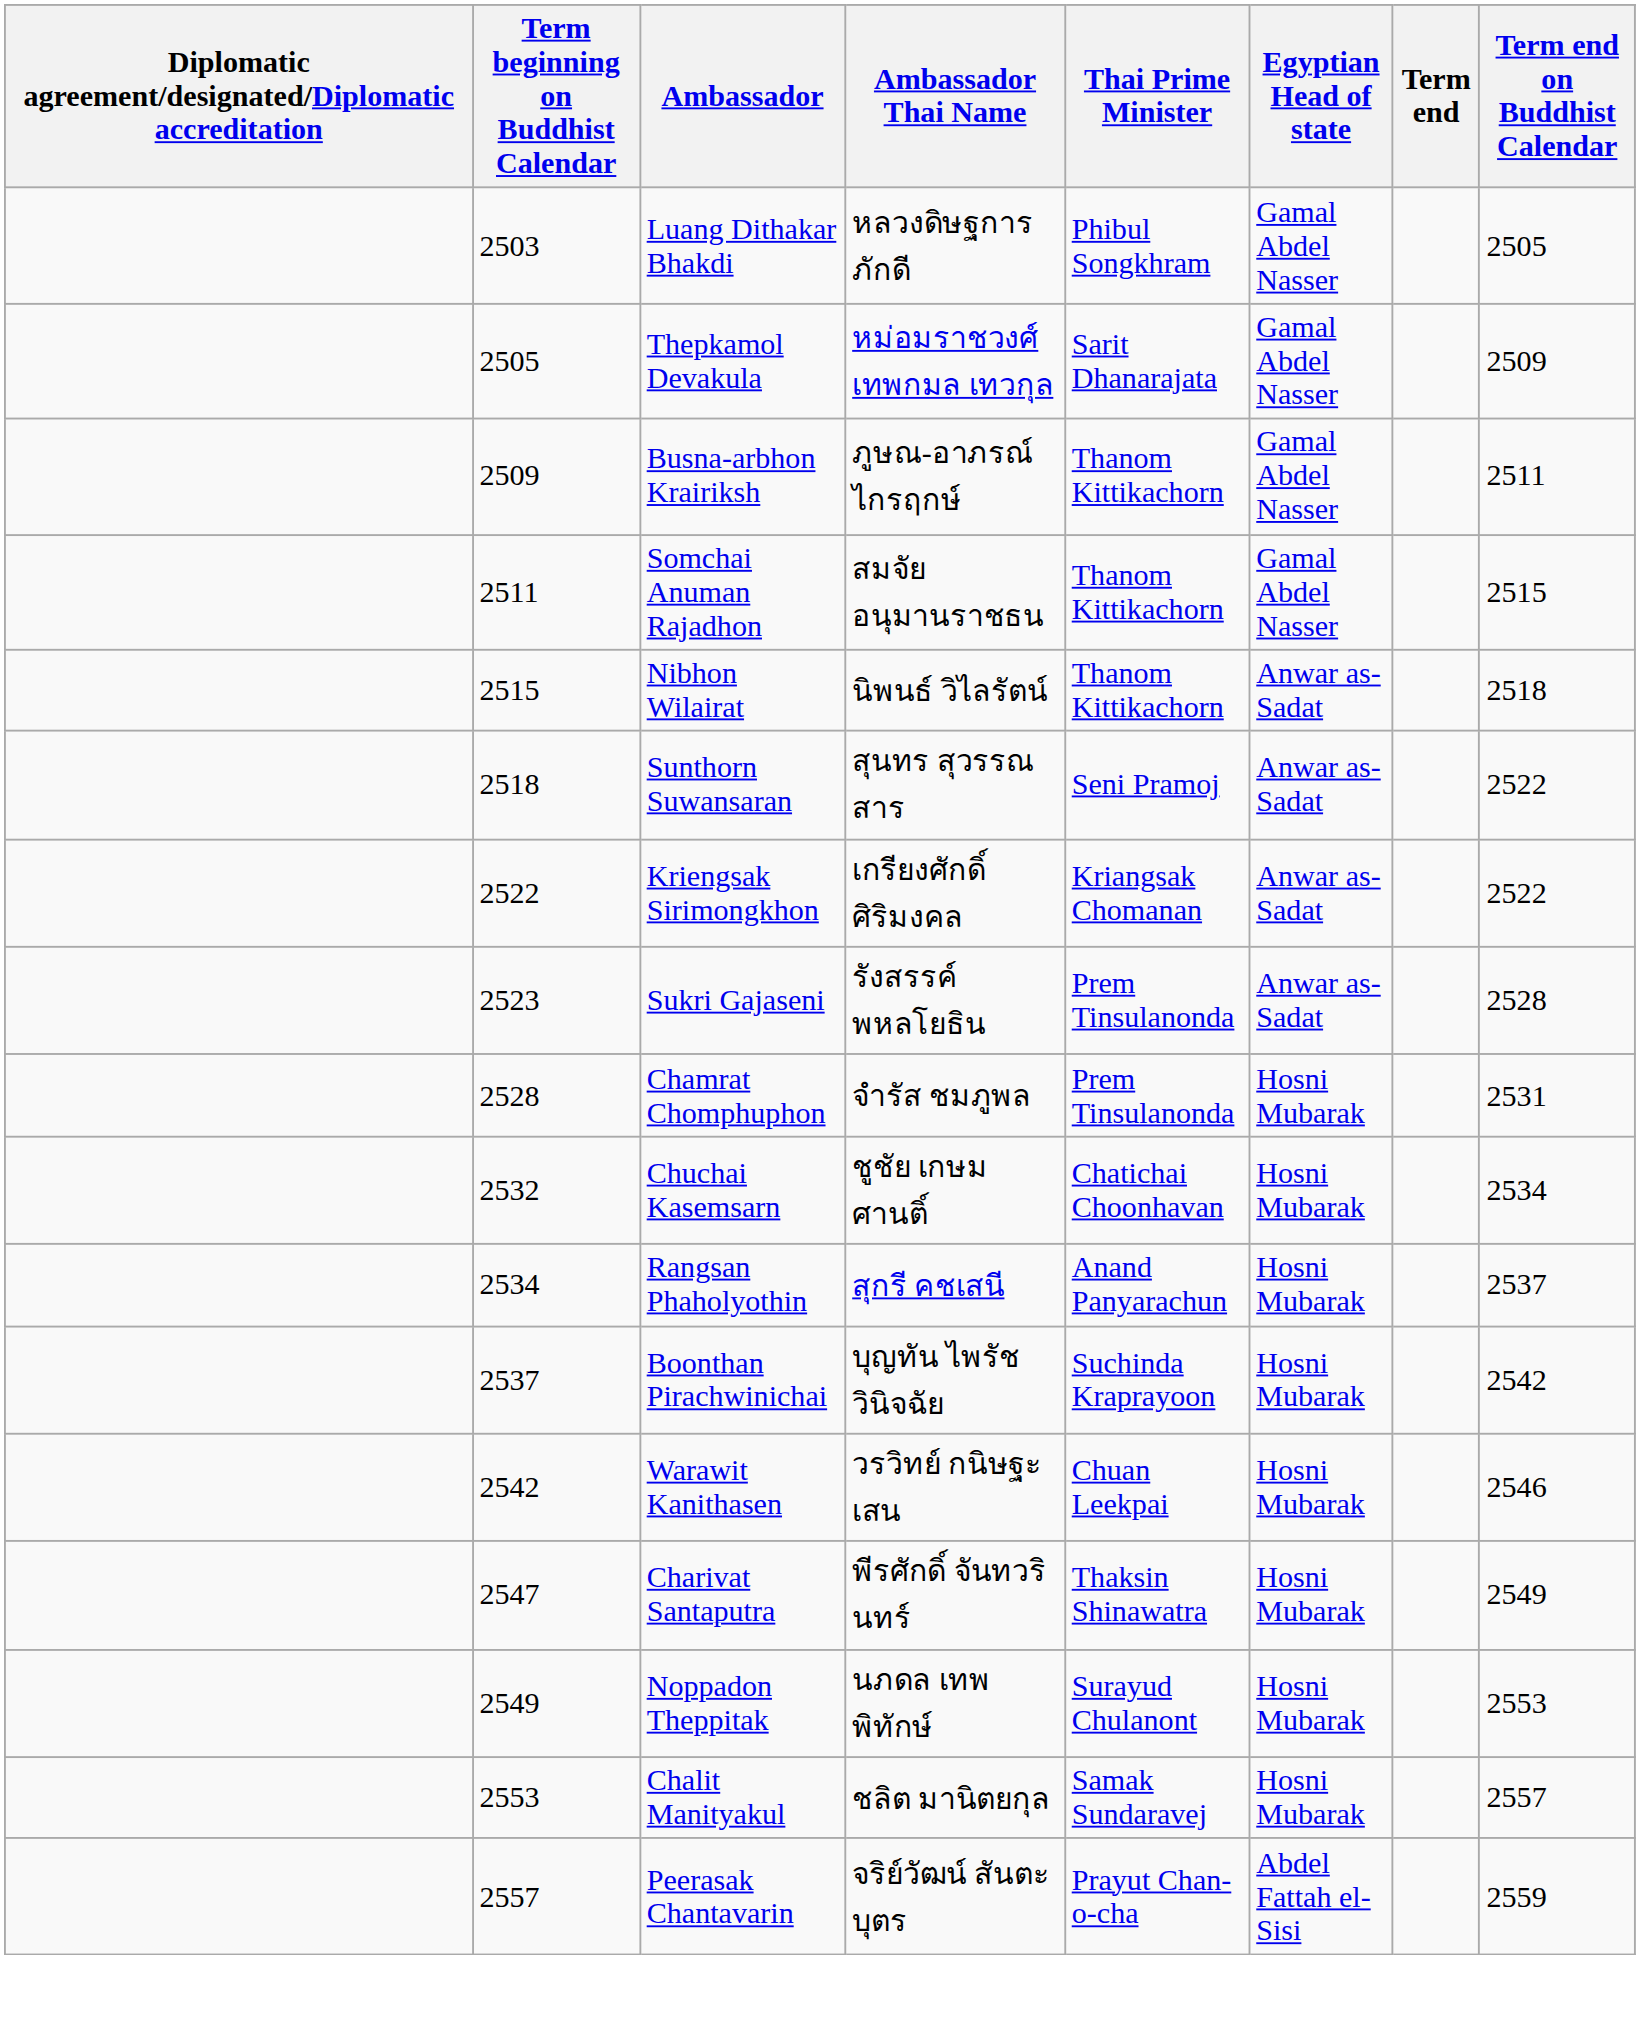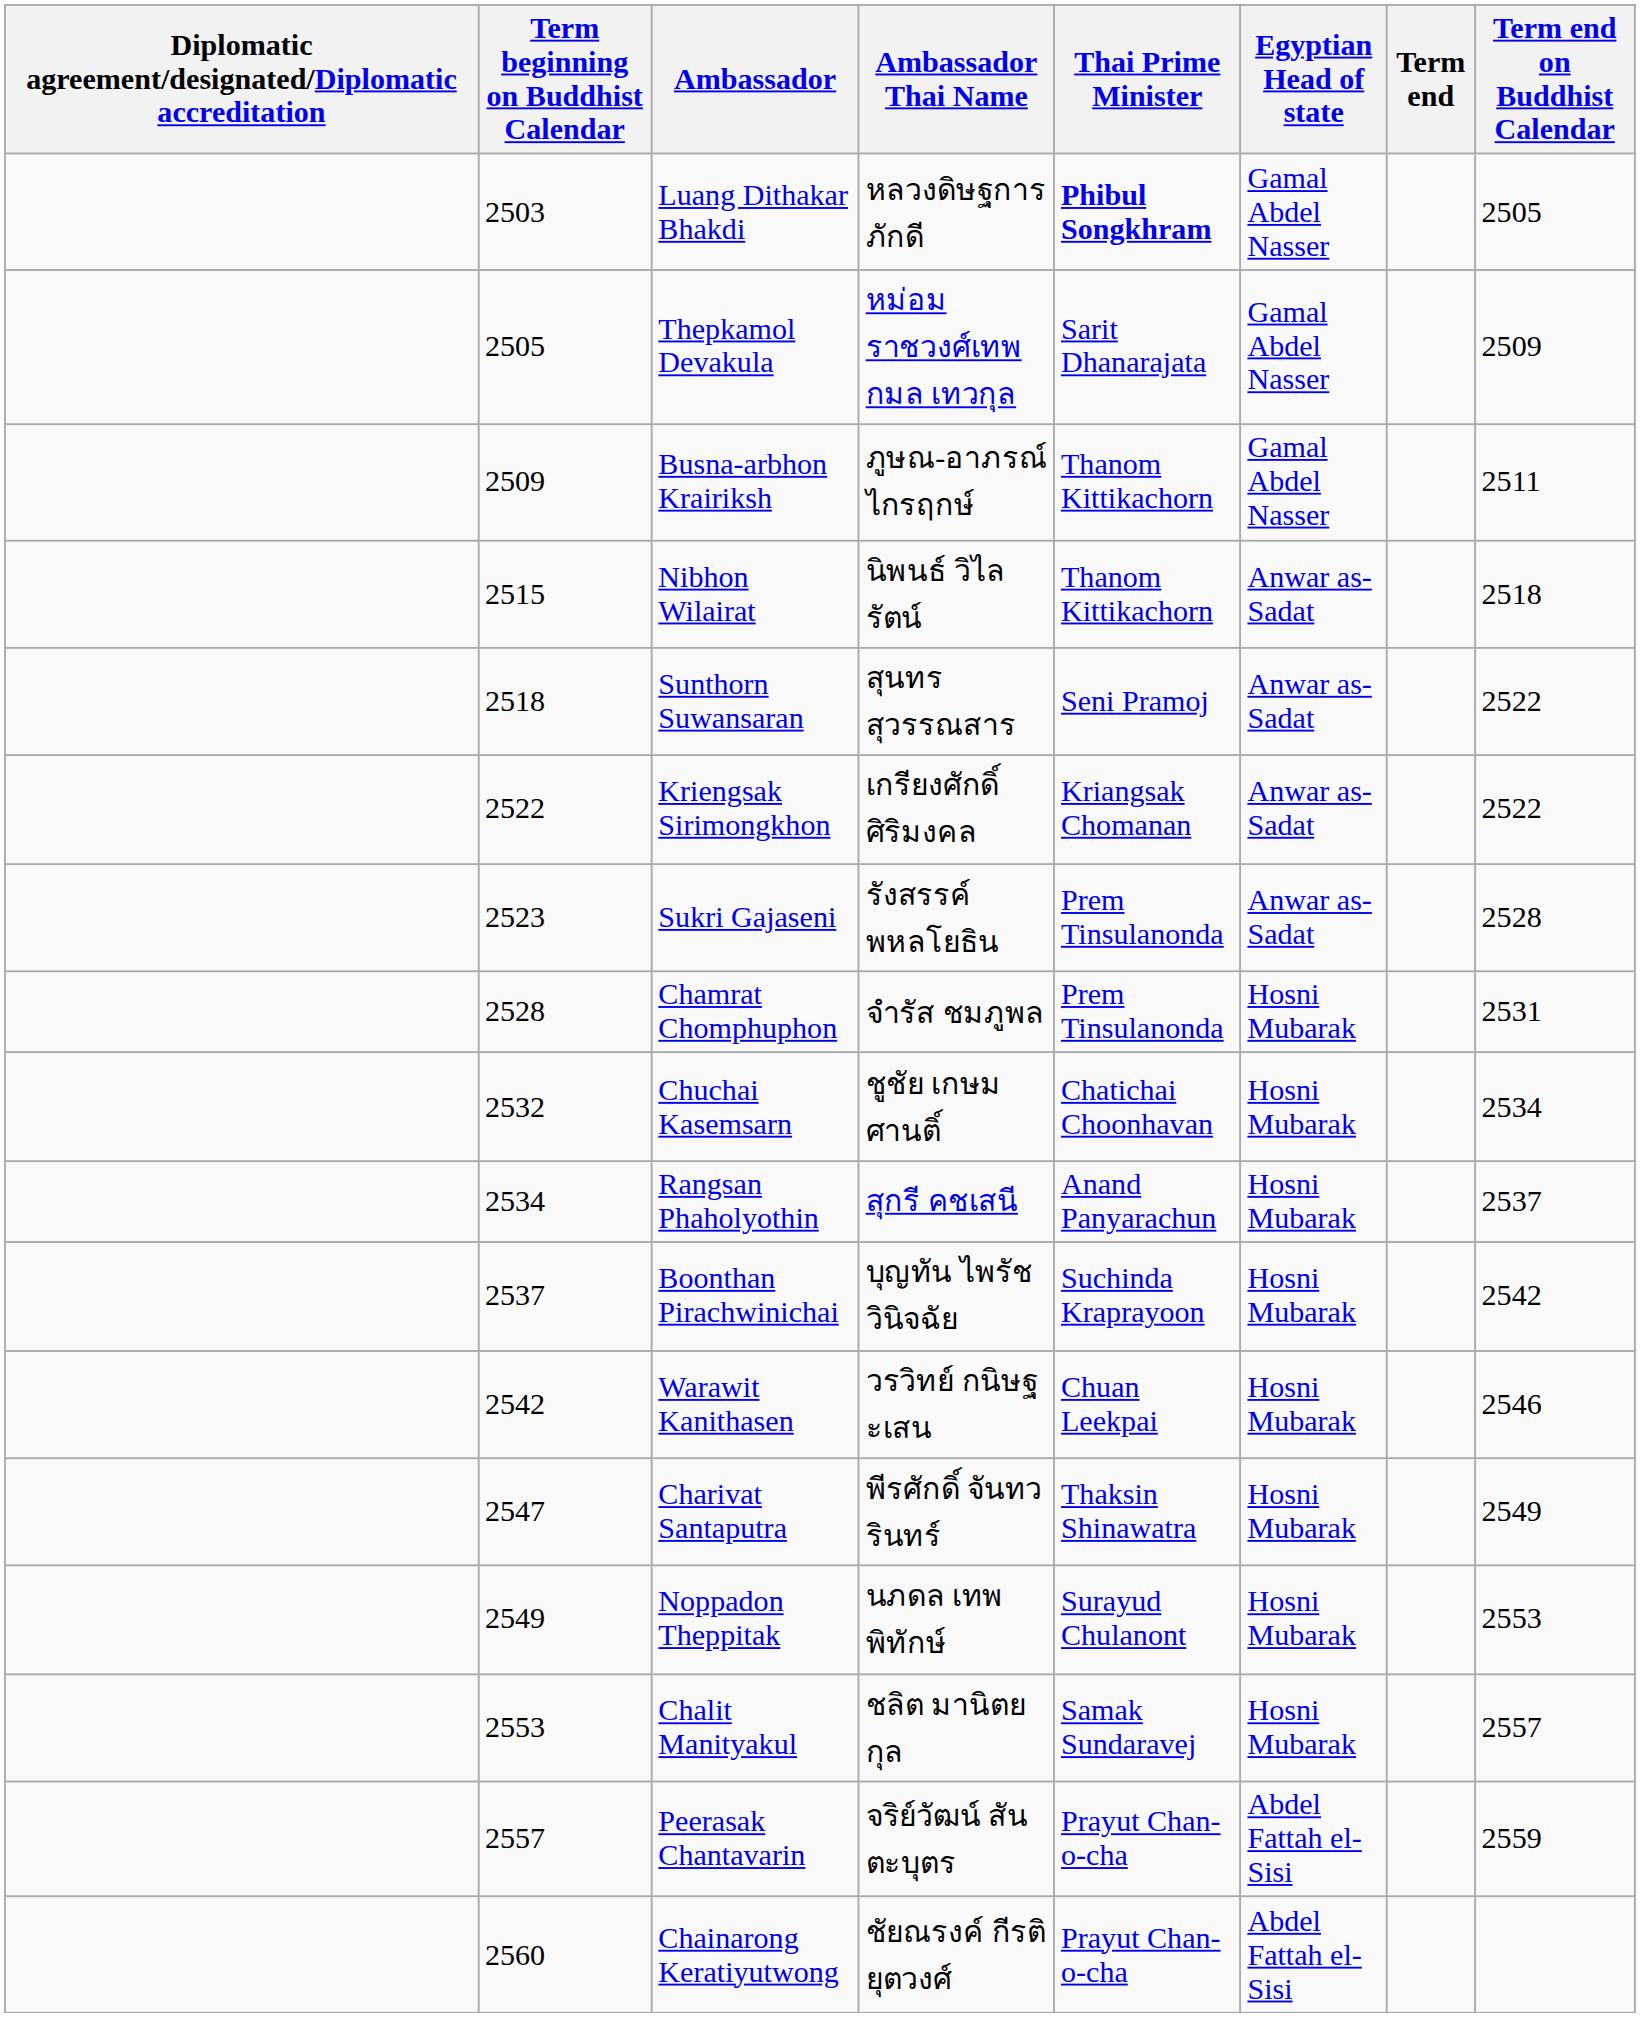(1141, 245) normal -> (1136, 211) bold
- row: (704, 591)
+ row: (749, 1954)
